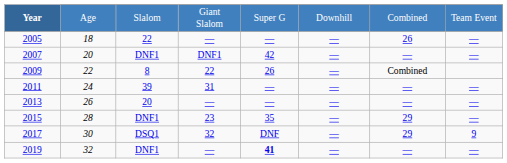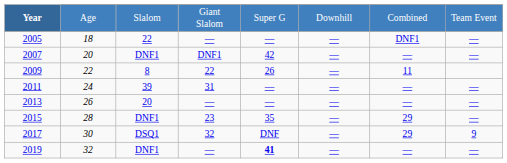(407, 39) 26 -> (407, 39) DNF1
(407, 71) Combined -> (407, 71) 11
